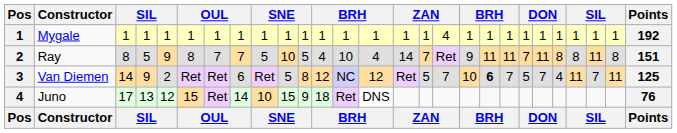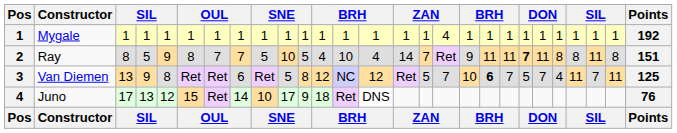(526, 56) normal -> (526, 56) bold
(126, 76) 14 -> (126, 76) 13
(167, 76) 2 -> (167, 76) 8
(288, 97) 15 -> (288, 97) 17
